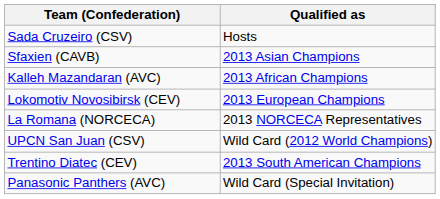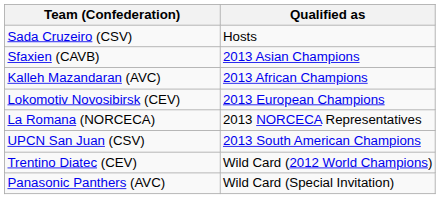(328, 141) Wild Card (2012 World Champions) -> (322, 141) 2013 South American Champions
(322, 162) 2013 South American Champions -> (328, 162) Wild Card (2012 World Champions)
